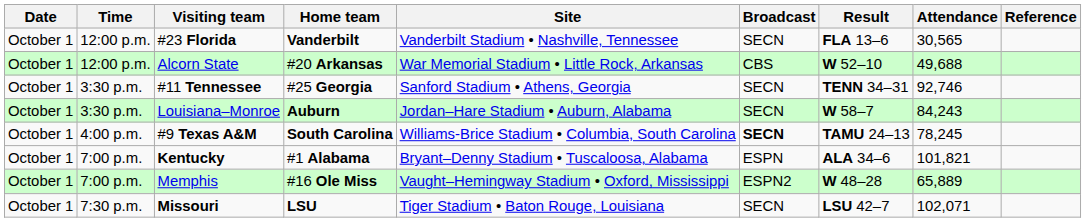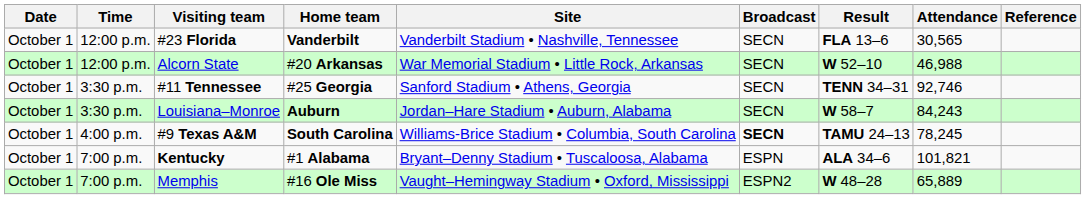(758, 64) CBS -> (763, 64) SECN
(939, 64) 49,688 -> (939, 64) 46,988
- row: (188, 205)
